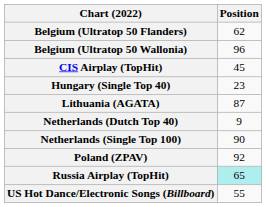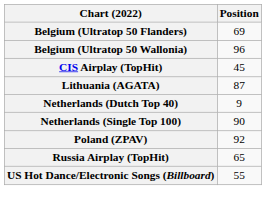(239, 31) 62 -> (239, 31) 69
- row: (111, 85)
(239, 175) paleturquoise background -> (239, 157) no background
